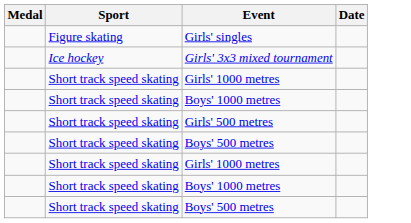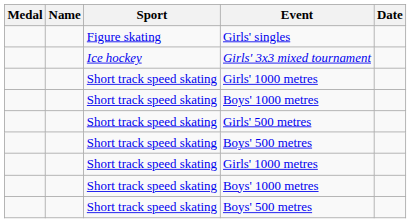+ column: (65, 15)
